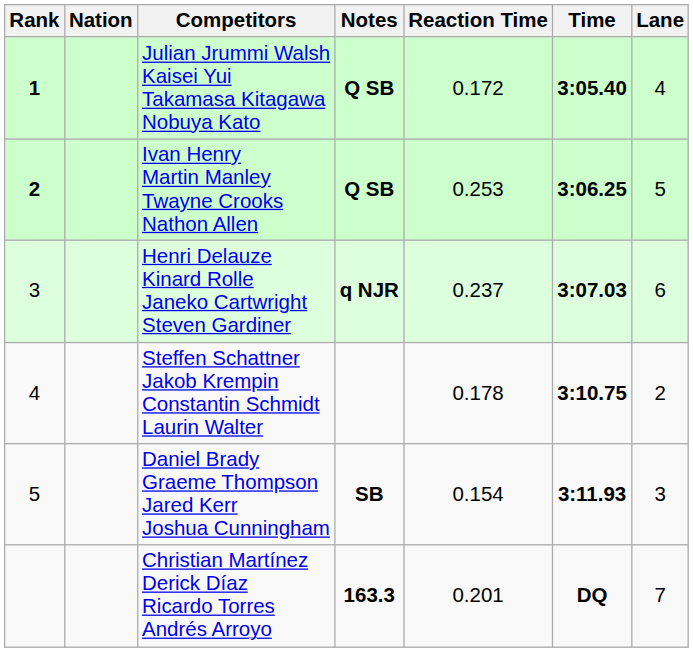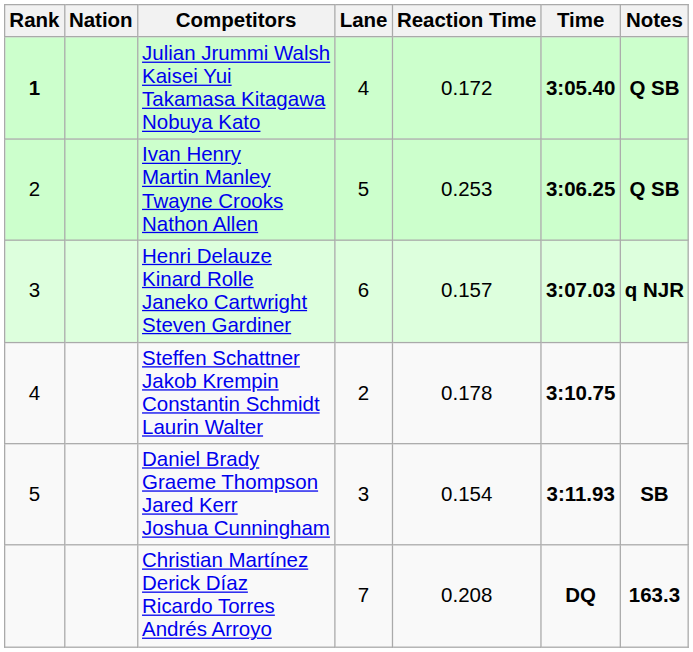columns swapped: (660, 20) <-> (369, 20)
(34, 189) bold -> (34, 189) normal
(478, 290) 0.237 -> (467, 290) 0.157
(478, 595) 0.201 -> (467, 595) 0.208
